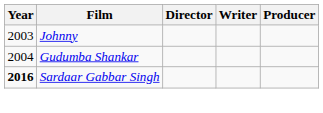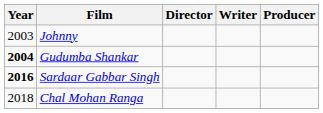(21, 56) normal -> (21, 56) bold
+ row: (91, 98)
